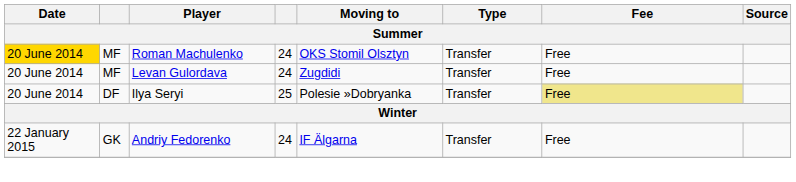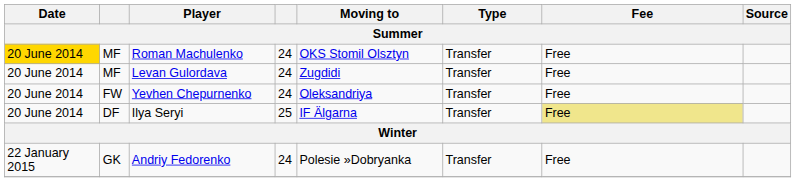+ row: (192, 93)
(355, 93) Polesie »Dobryanka -> (328, 113) IF Älgarna
(328, 140) IF Älgarna -> (355, 159) Polesie »Dobryanka
